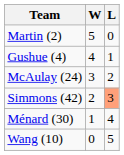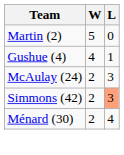(91, 77) 3 -> (91, 77) 2
(111, 77) 2 -> (111, 77) 3
(91, 118) 1 -> (91, 118) 2
- row: (35, 139)
